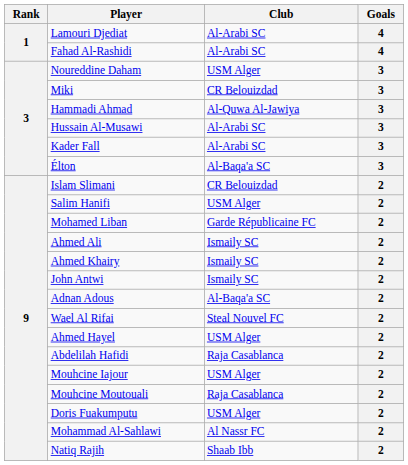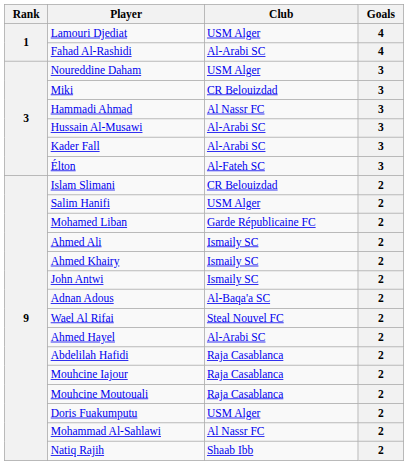(236, 33) Al-Arabi SC -> (234, 33) USM Alger
(253, 109) Al-Quwa Al-Jawiya -> (236, 109) Al Nassr FC
(239, 166) Al-Baqa'a SC -> (236, 166) Al-Fateh SC
(234, 337) USM Alger -> (236, 337) Al-Arabi SC
(234, 375) USM Alger -> (245, 375) Raja Casablanca
